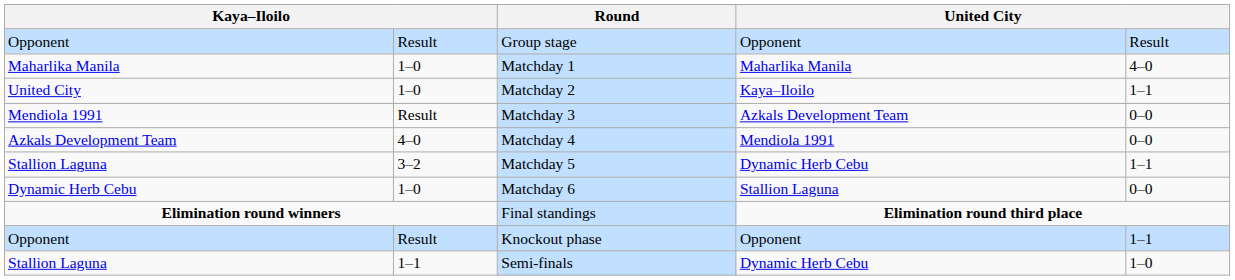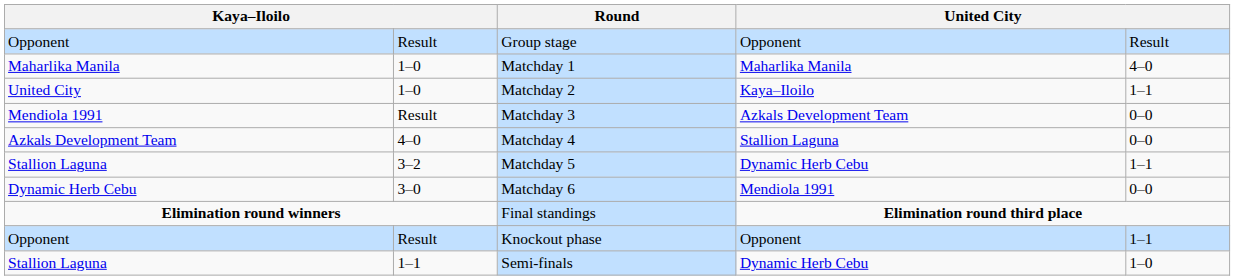(787, 139) Mendiola 1991 -> (789, 139) Stallion Laguna
(409, 189) 1–0 -> (409, 189) 3–0
(789, 189) Stallion Laguna -> (787, 189) Mendiola 1991
